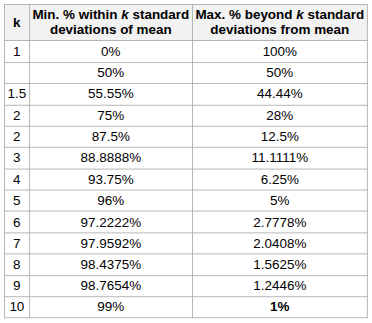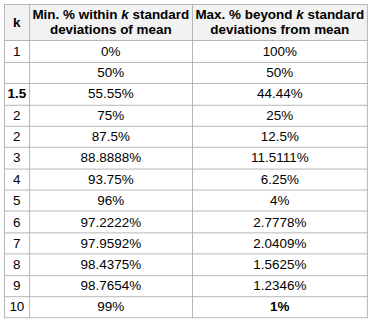(17, 94) normal -> (17, 94) bold
(280, 115) 28% -> (280, 115) 25%
(280, 158) 11.1111% -> (280, 158) 11.5111%
(280, 200) 5% -> (280, 200) 4%
(280, 243) 2.0408% -> (280, 243) 2.0409%
(280, 286) 1.2446% -> (280, 286) 1.2346%
